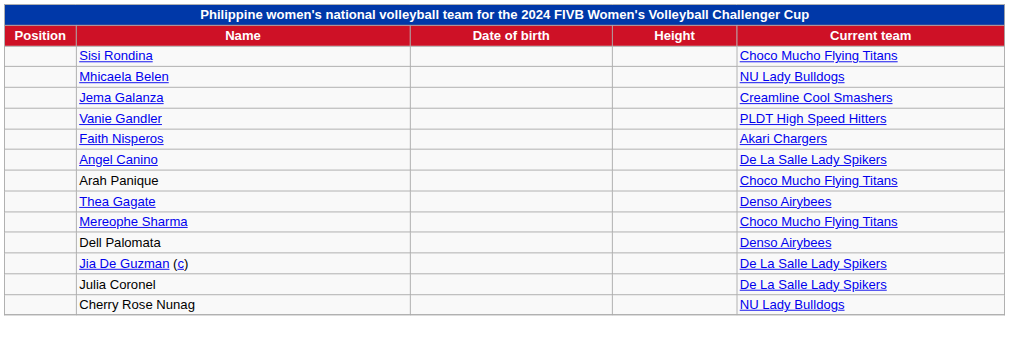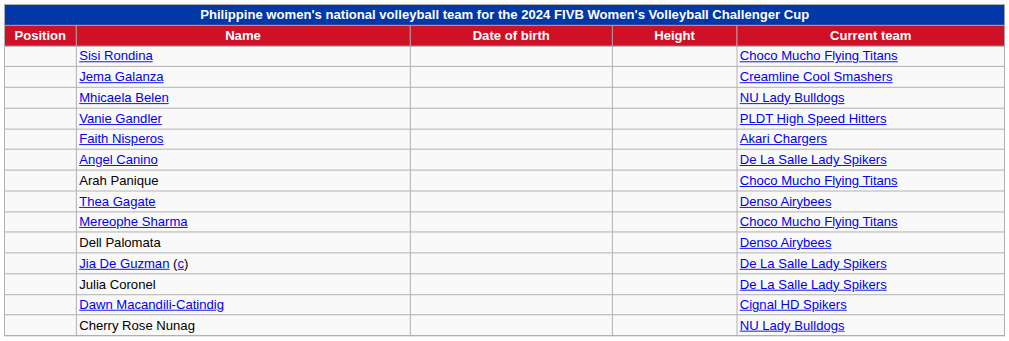rows swapped: (124, 77) <-> (121, 98)
+ row: (152, 305)
